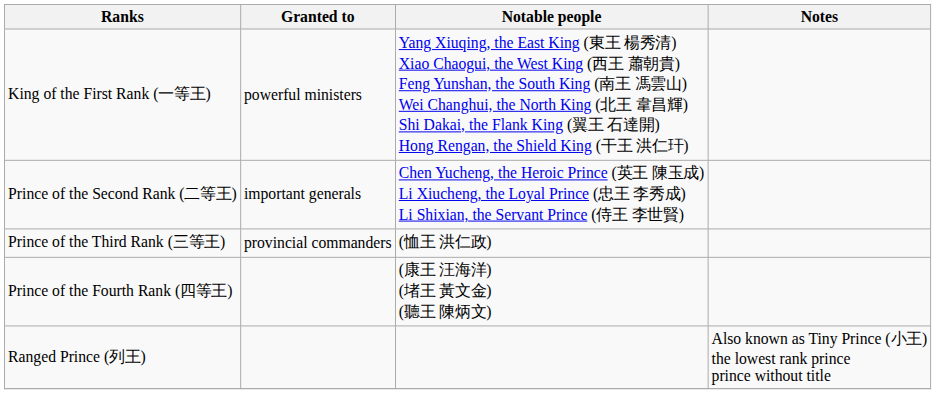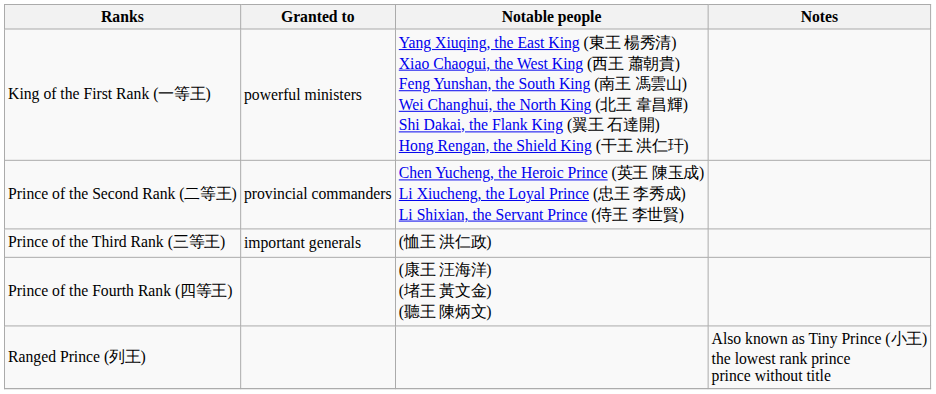(303, 194) important generals -> (318, 194) provincial commanders
(318, 242) provincial commanders -> (303, 242) important generals
